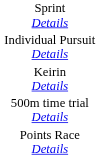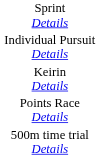rows swapped: (50, 142) <-> (50, 110)
